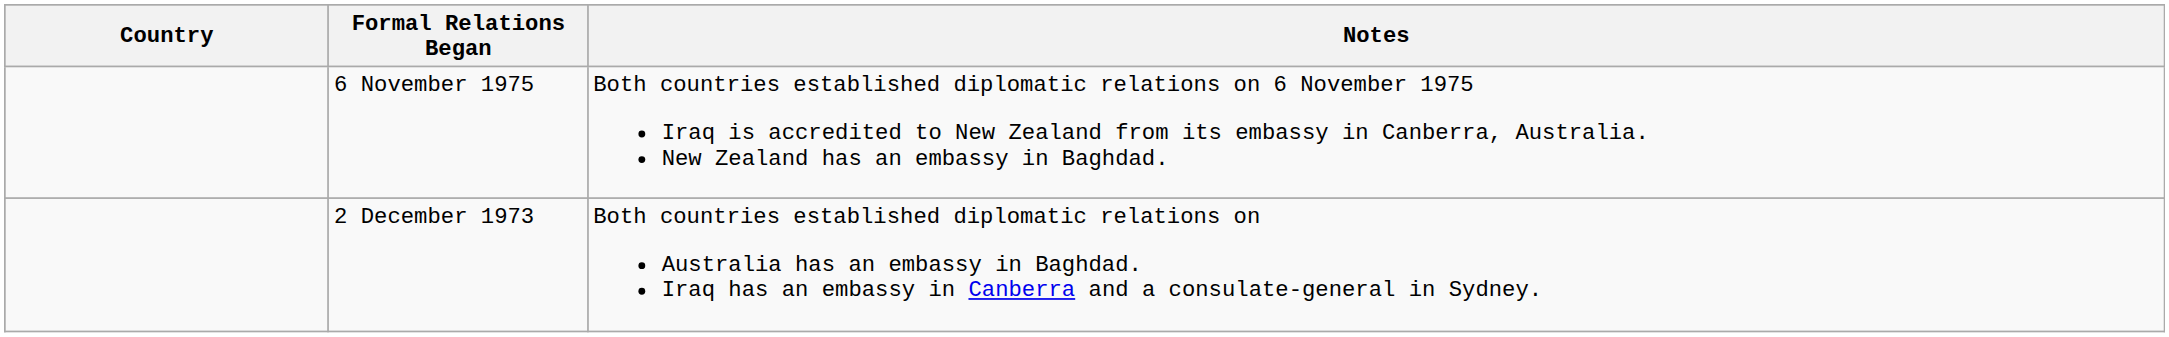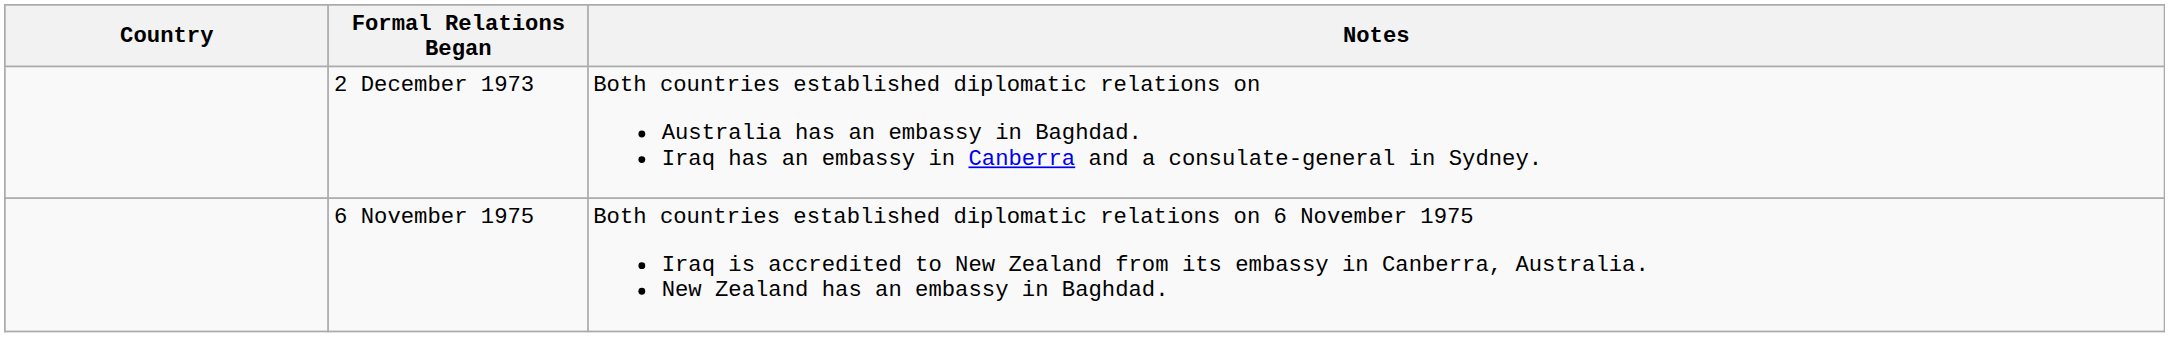rows swapped: (434, 217) <-> (434, 85)
